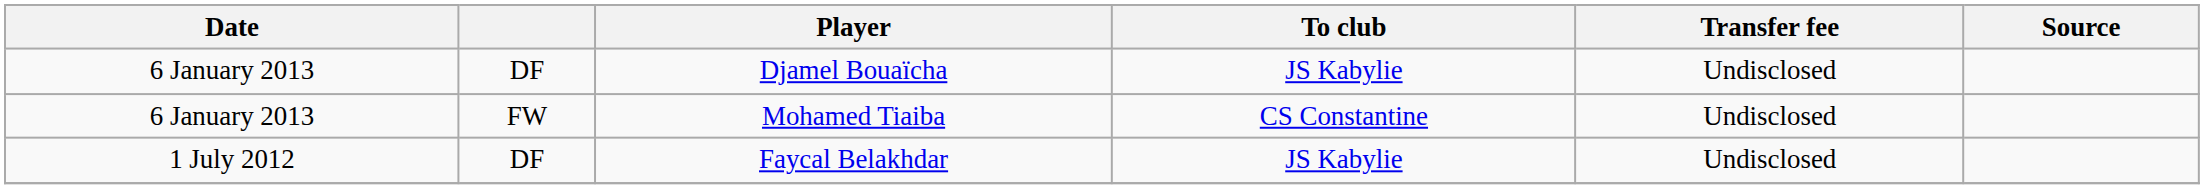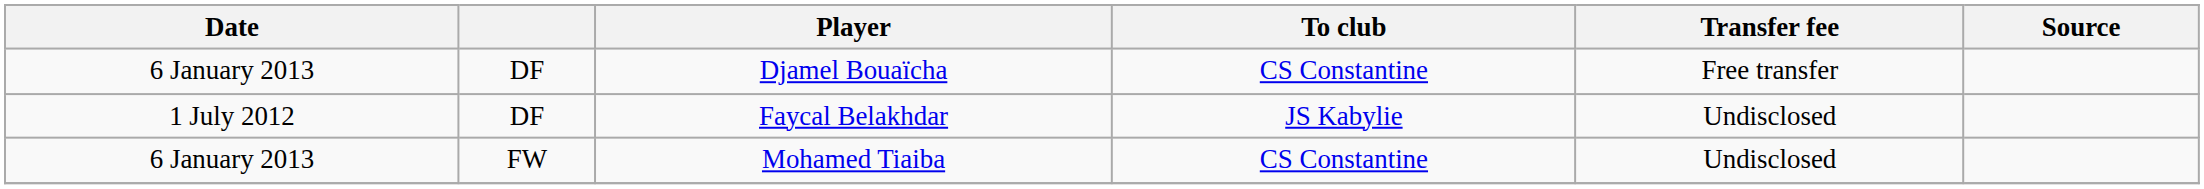(1344, 70) JS Kabylie -> (1344, 70) CS Constantine
(1770, 70) Undisclosed -> (1770, 70) Free transfer
rows swapped: (854, 159) <-> (854, 115)
